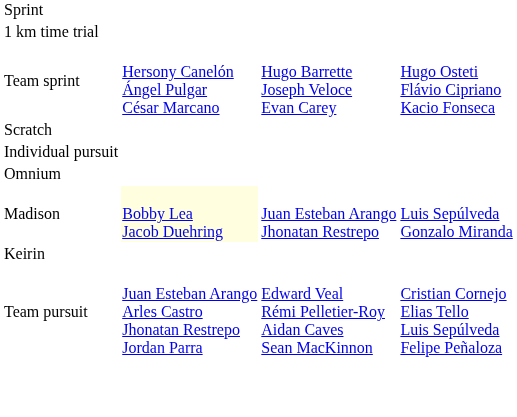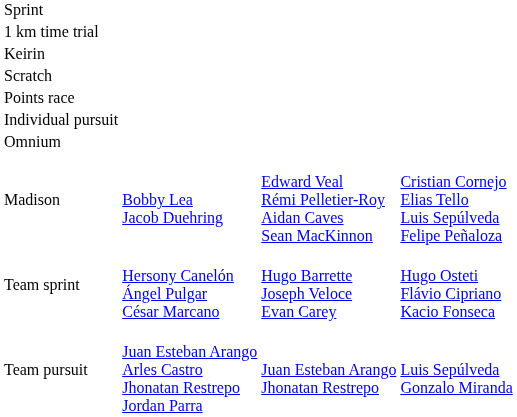rows swapped: (24, 254) <-> (42, 80)
+ row: (39, 98)
(173, 222) lightyellow background -> (173, 208) no background
(329, 222) Juan Esteban Arango Jhonatan Restrepo -> (323, 208) Edward Veal Rémi Pelletier-Roy Aidan Caves Sean MacKinnon
(457, 222) Luis Sepúlveda Gonzalo Miranda -> (453, 208) Cristian Cornejo Elias Tello Luis Sepúlveda Felipe Peñaloza
(323, 320) Edward Veal Rémi Pelletier-Roy Aidan Caves Sean MacKinnon -> (329, 378) Juan Esteban Arango Jhonatan Restrepo
(453, 320) Cristian Cornejo Elias Tello Luis Sepúlveda Felipe Peñaloza -> (457, 378) Luis Sepúlveda Gonzalo Miranda
